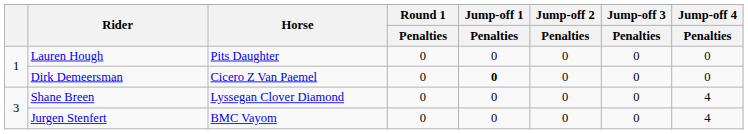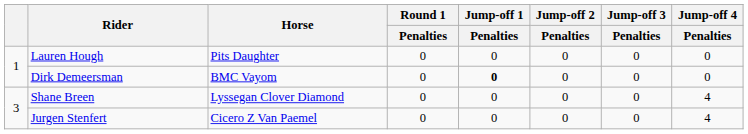(264, 77) Cicero Z Van Paemel -> (244, 77) BMC Vayom
(244, 118) BMC Vayom -> (264, 118) Cicero Z Van Paemel
